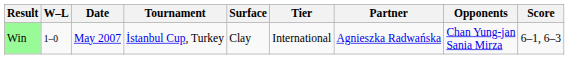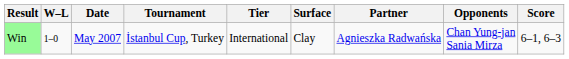columns swapped: (302, 13) <-> (248, 13)
